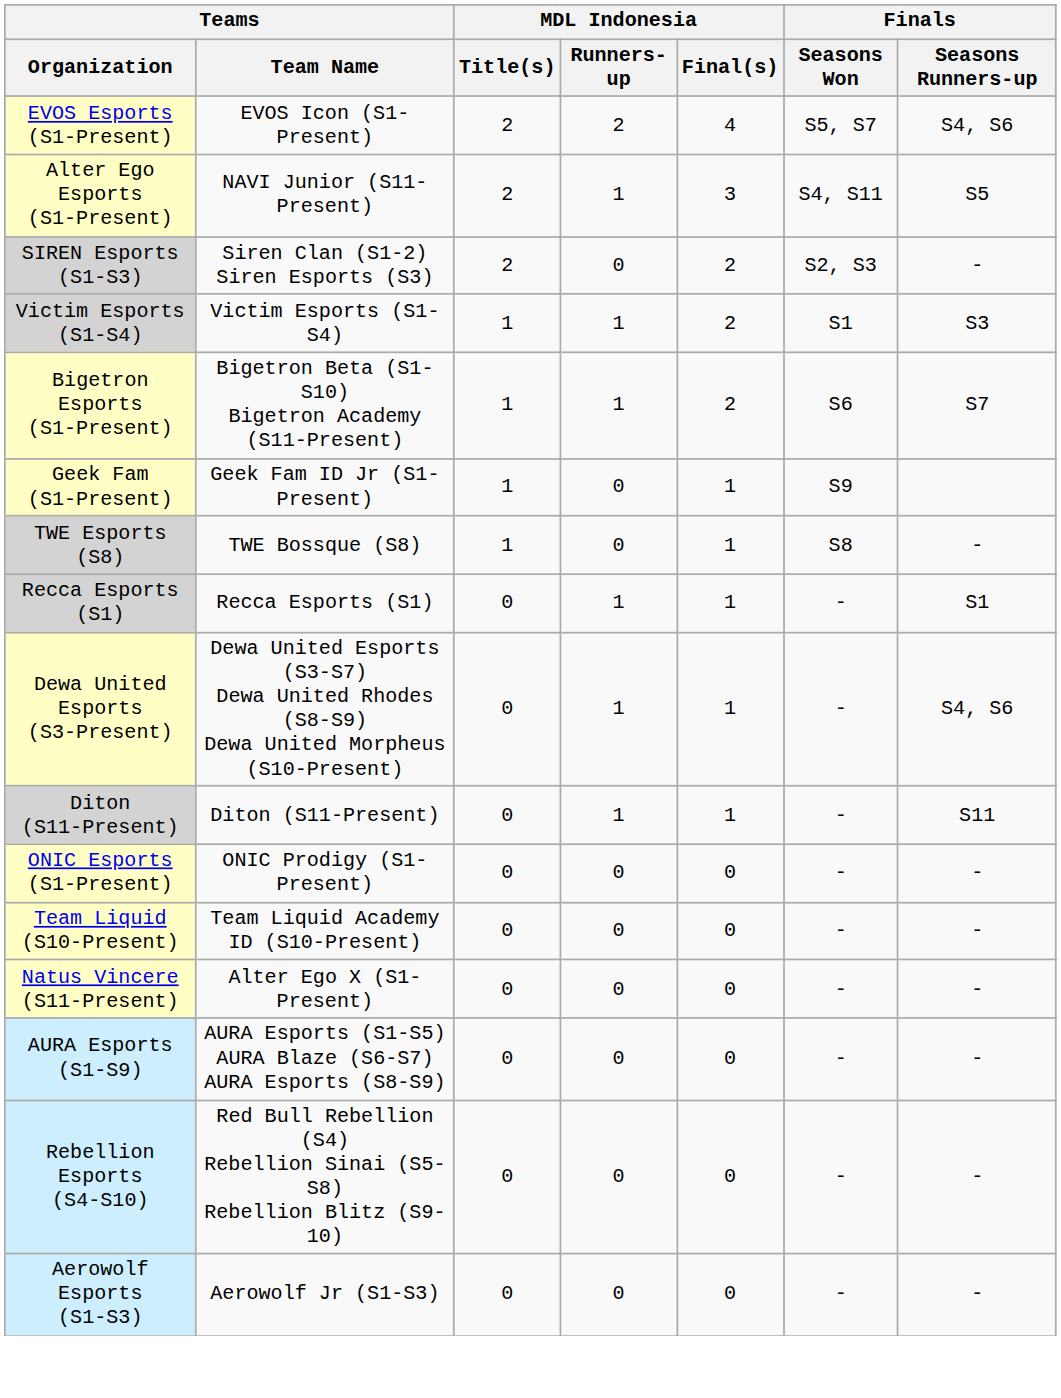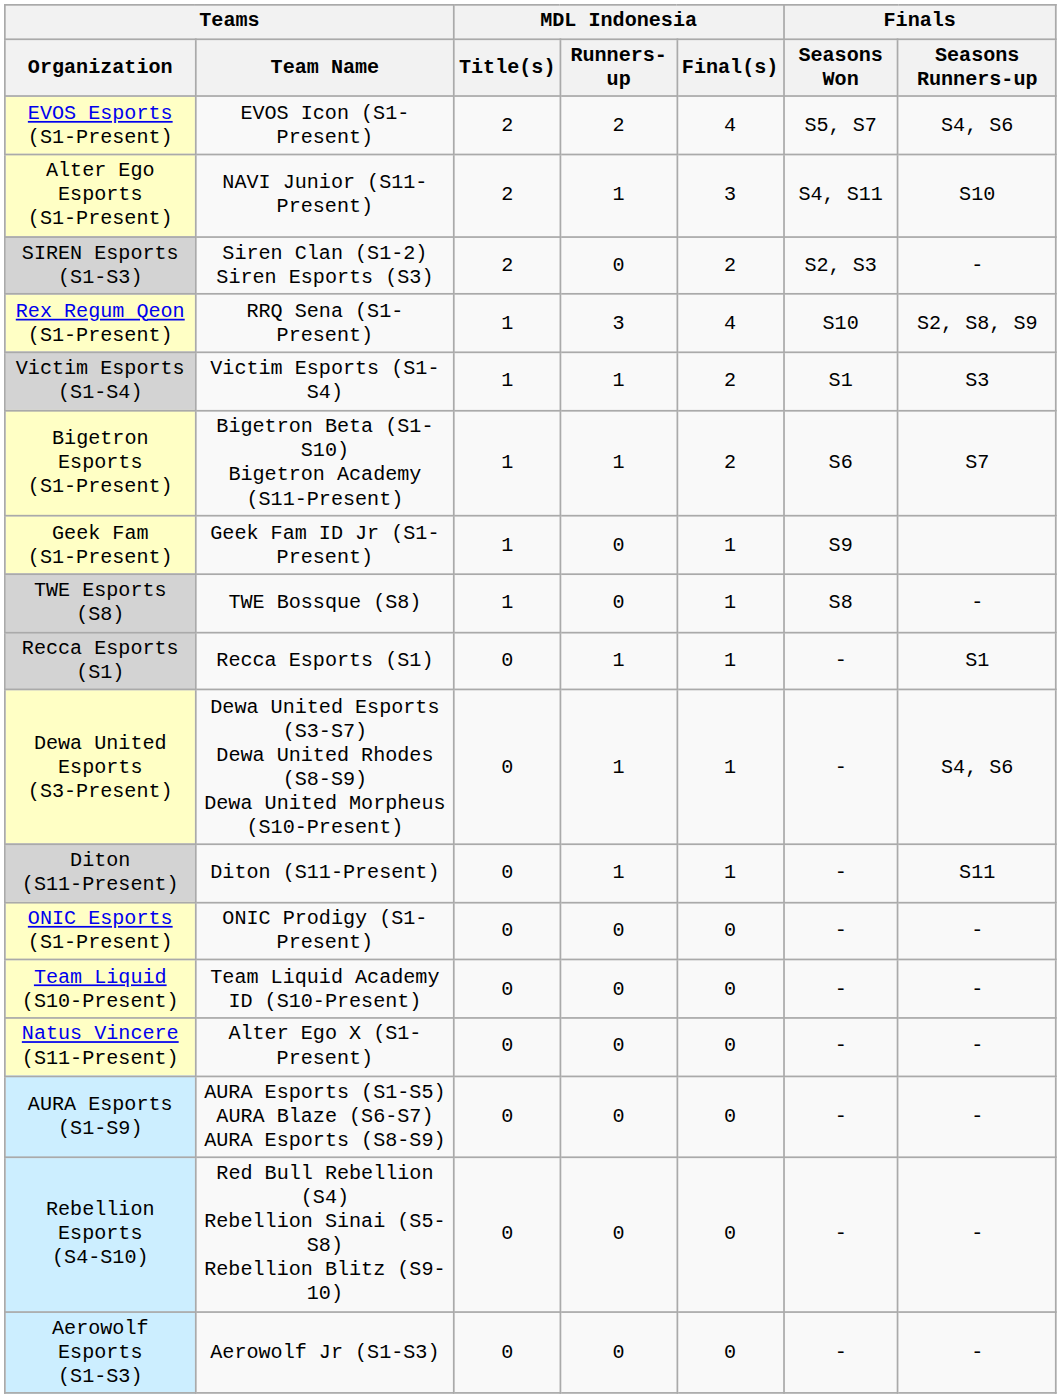(977, 195) S5 -> (977, 195) S10
+ row: (100, 323)
